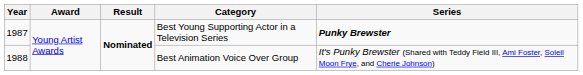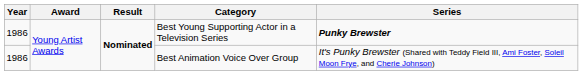(17, 33) 1987 -> (17, 33) 1986
(17, 58) 1988 -> (17, 58) 1986
